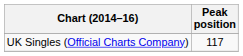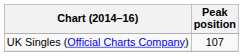(215, 42) 117 -> (215, 42) 107
